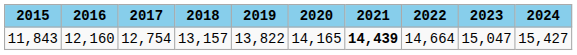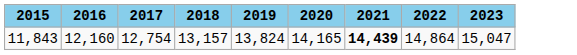- column: (543, 16)
(260, 39) 13,822 -> (260, 39) 13,824
(430, 39) 14,664 -> (430, 39) 14,864
